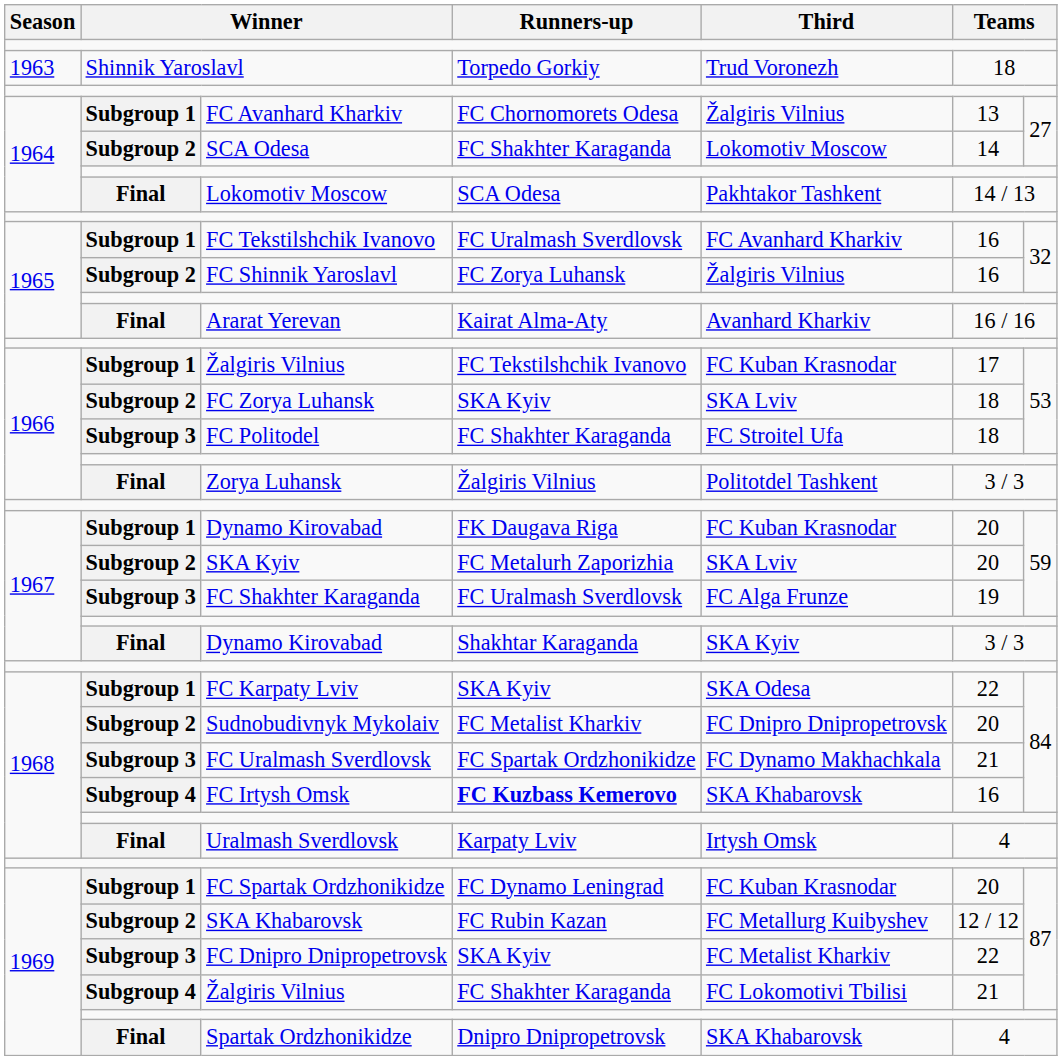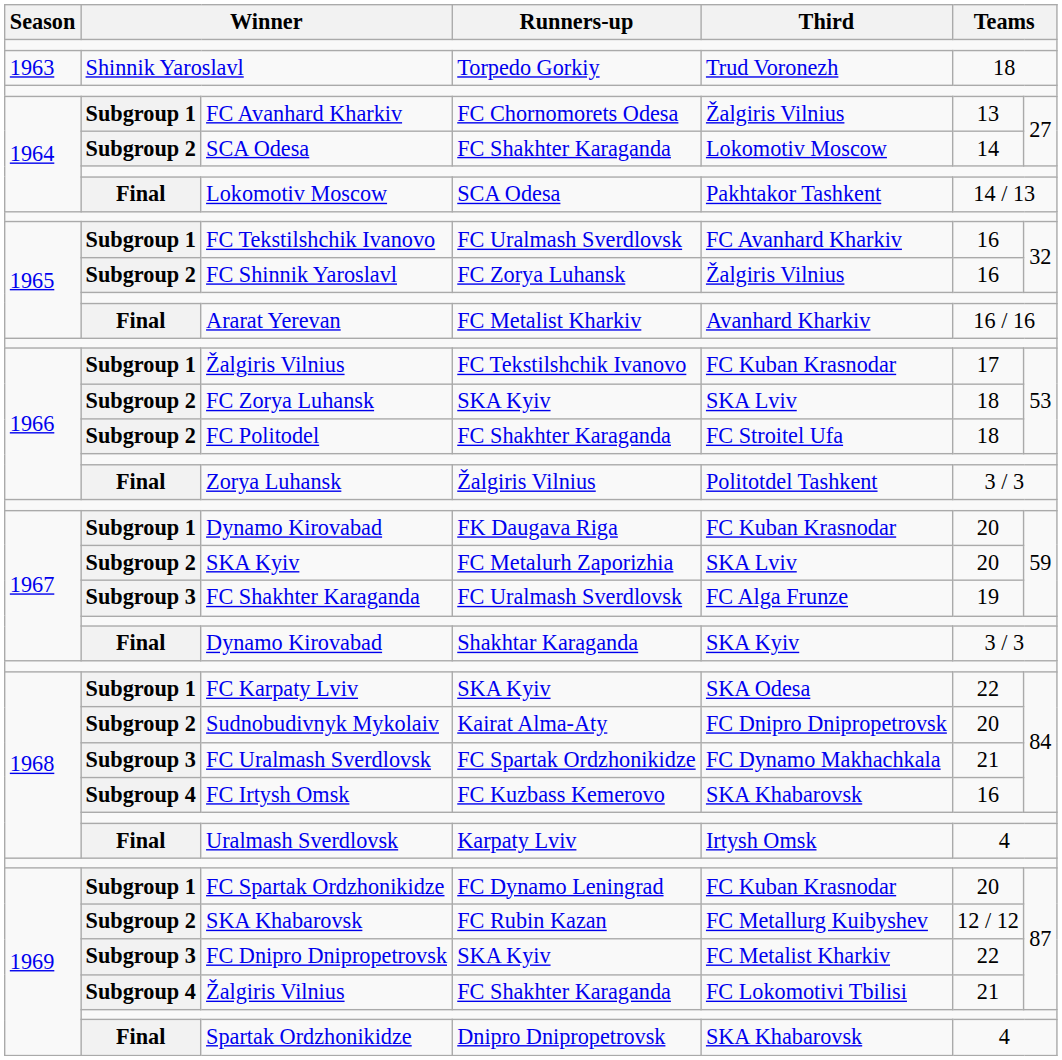(532, 320) Kairat Alma-Aty -> (549, 320) FC Metalist Kharkiv
(141, 436) Subgroup 3 -> (141, 436) Subgroup 2
(549, 724) FC Metalist Kharkiv -> (532, 724) Kairat Alma-Aty
(567, 794) bold -> (561, 794) normal
